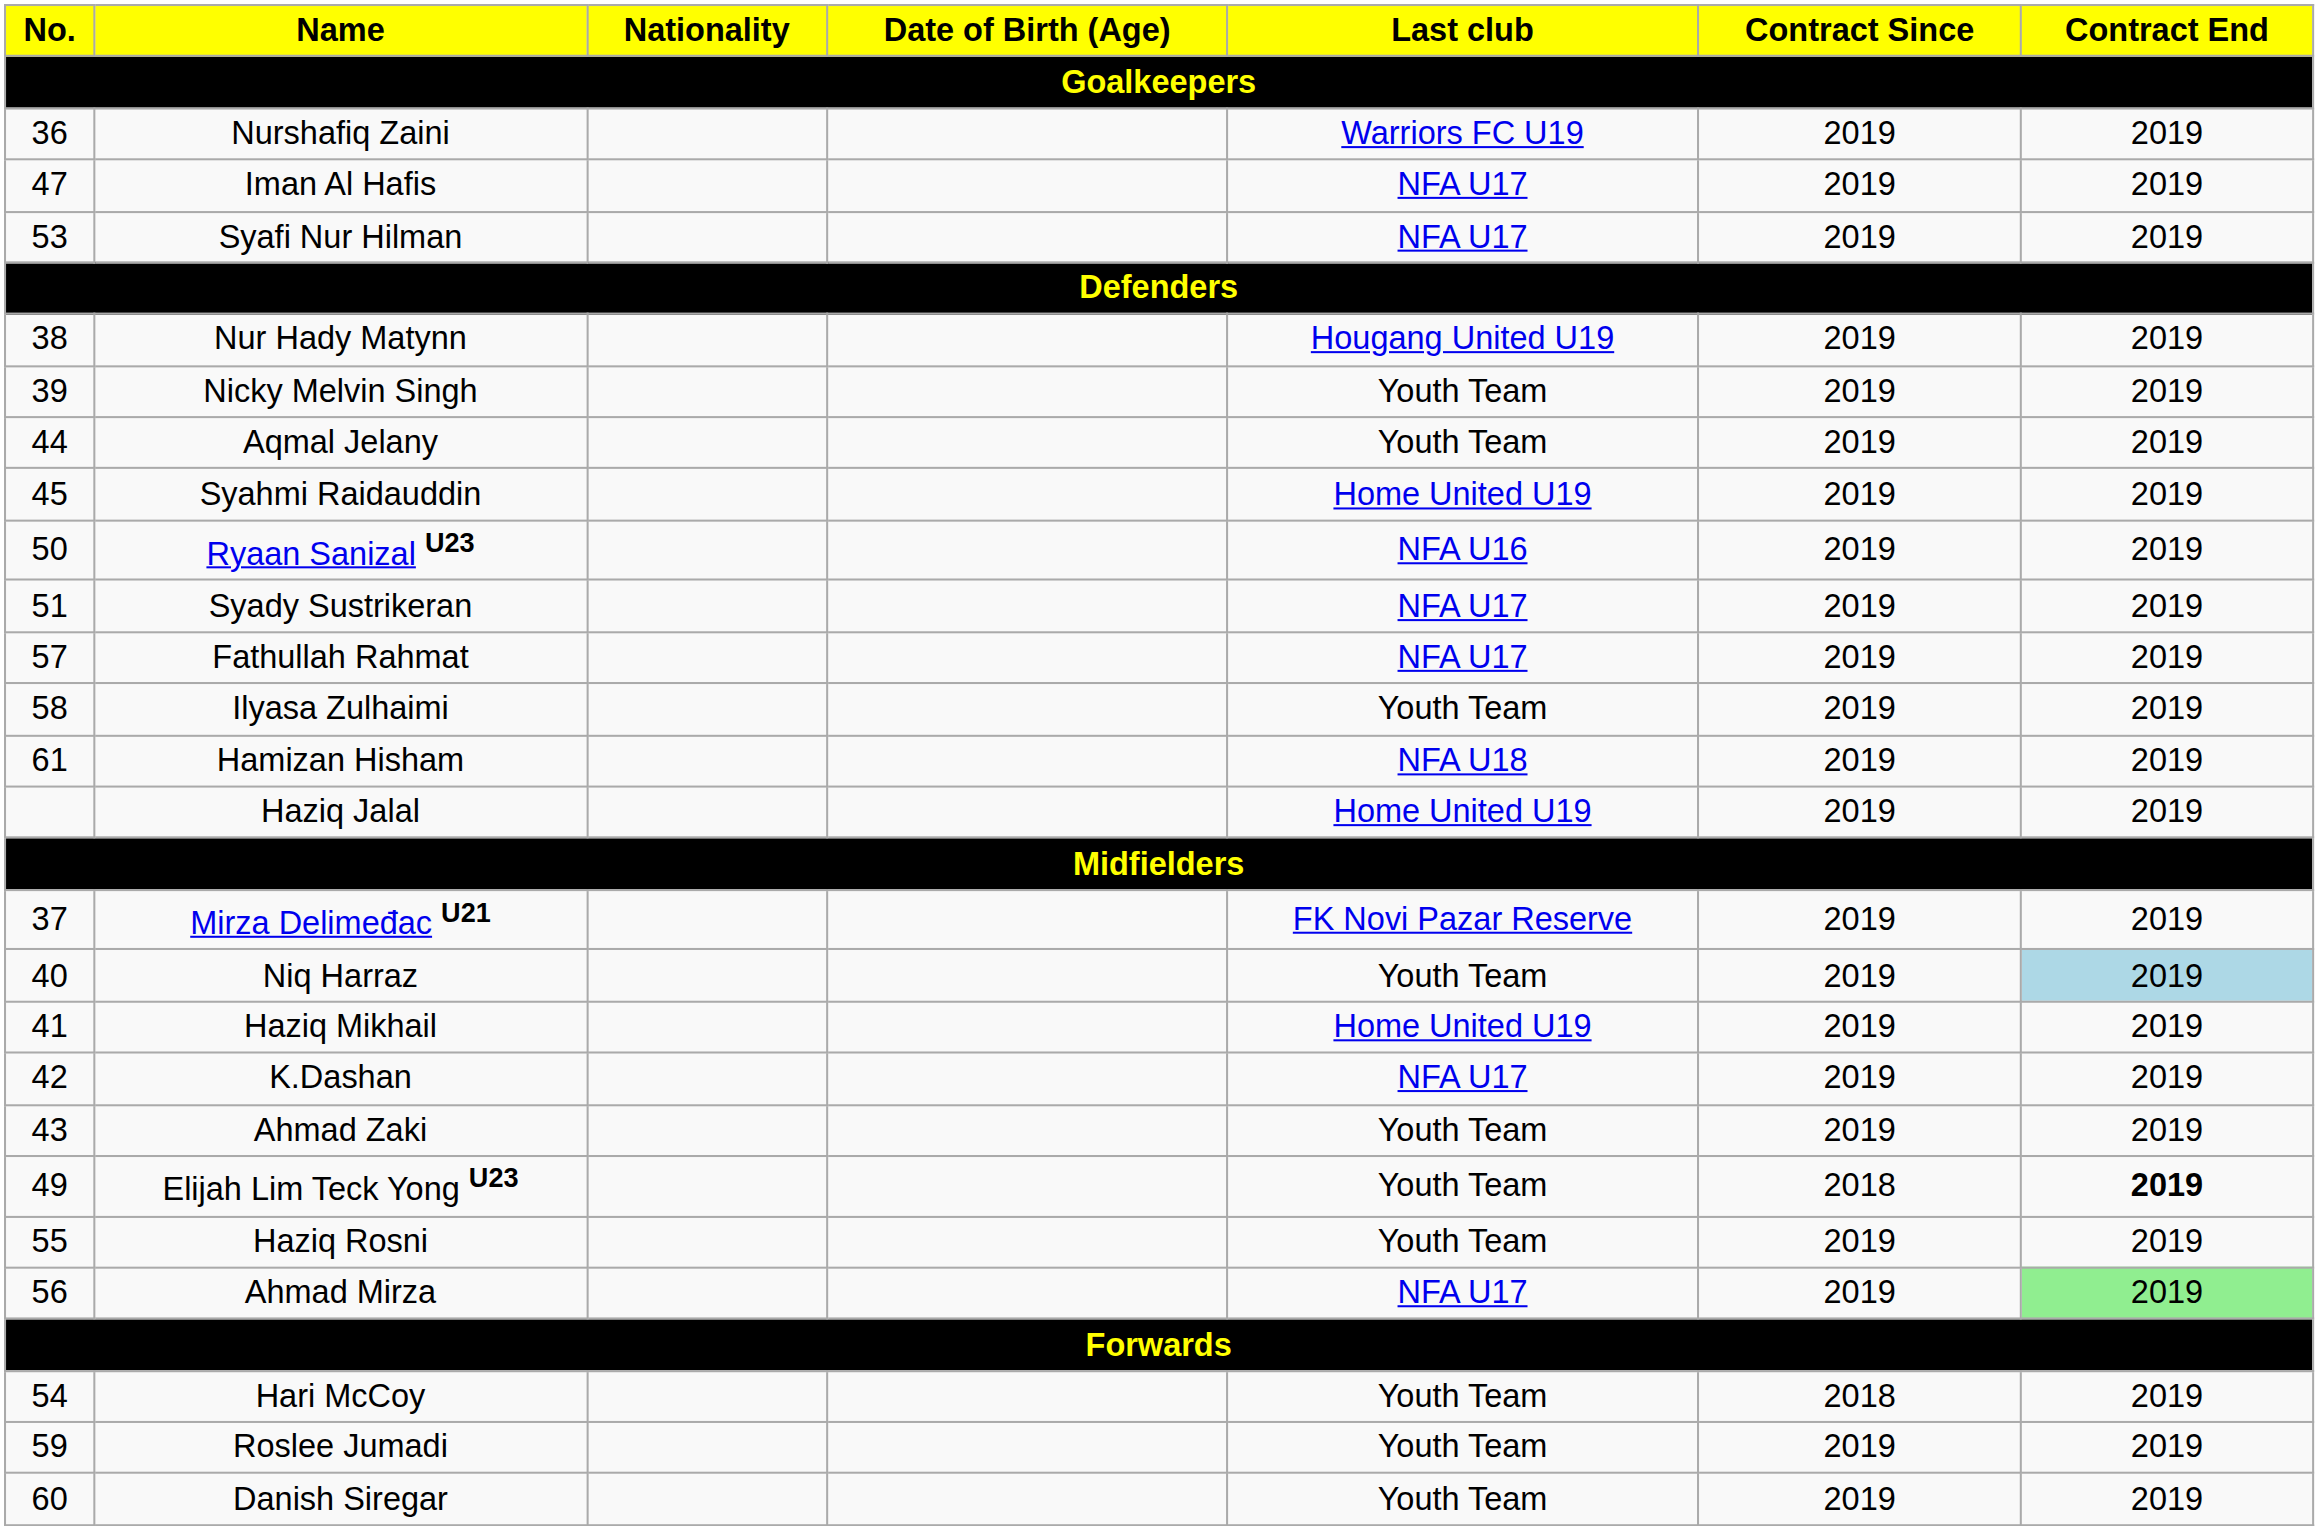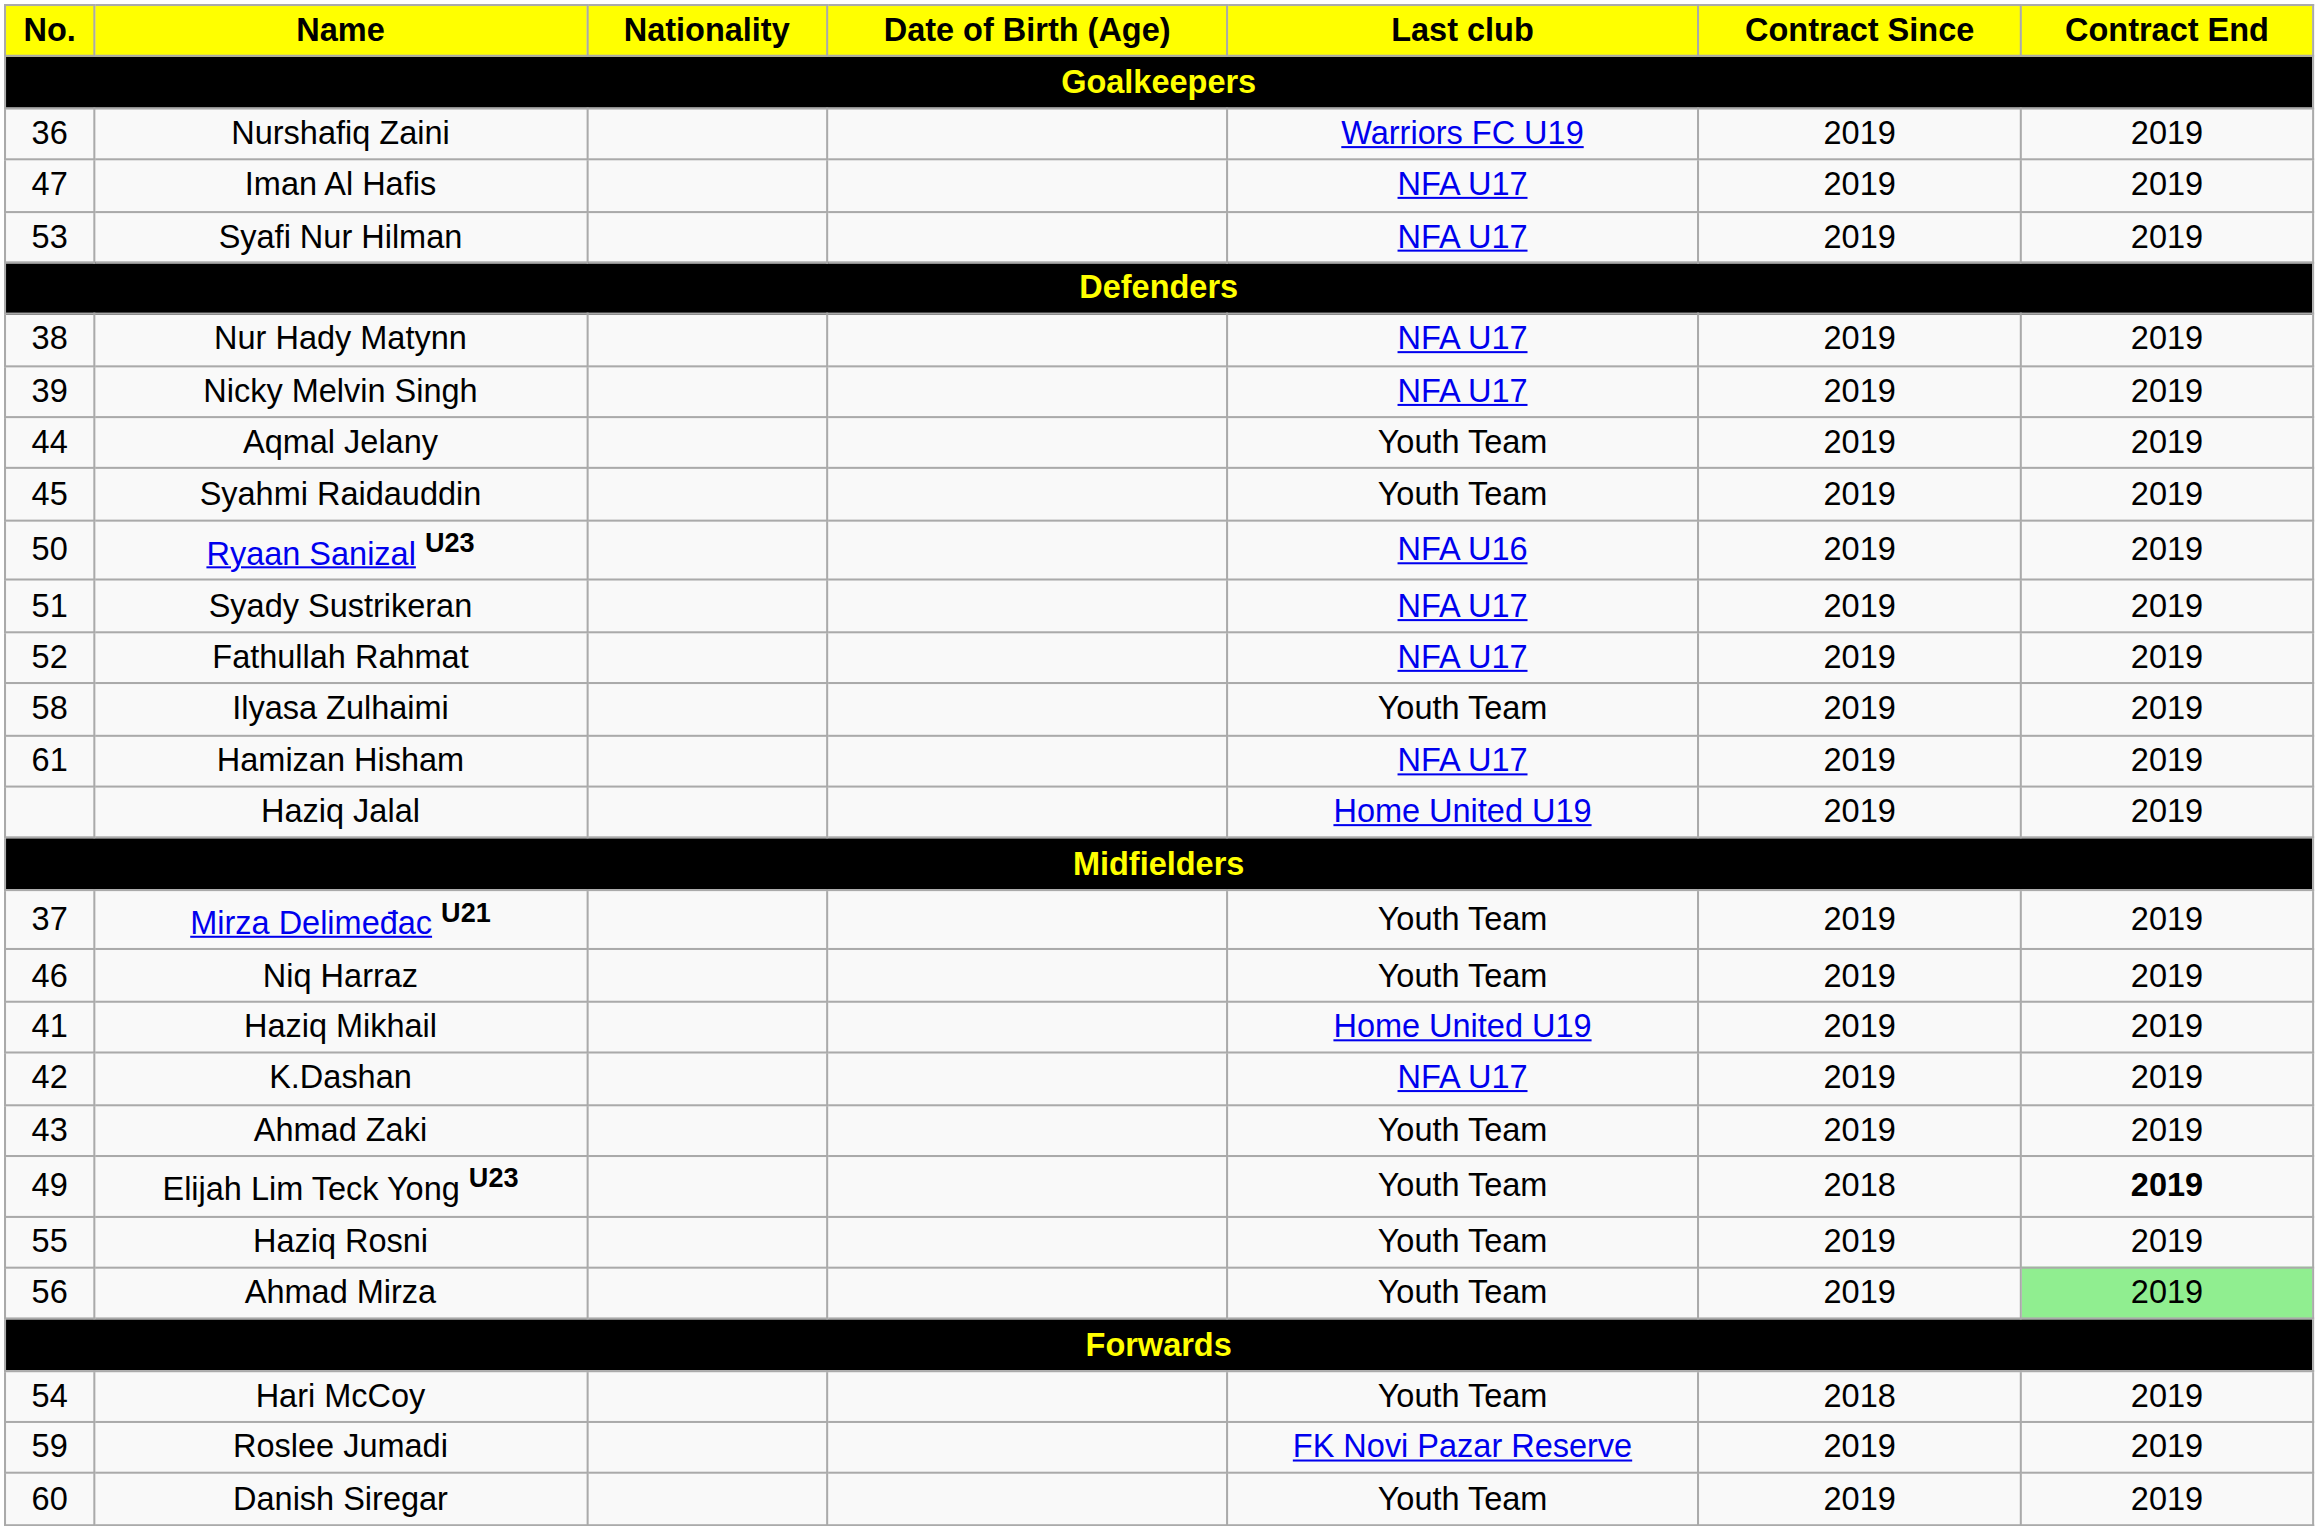(1463, 339) Hougang United U19 -> (1463, 339) NFA U17
(1463, 390) Youth Team -> (1463, 390) NFA U17
(1463, 493) Home United U19 -> (1463, 493) Youth Team
(50, 657) 57 -> (50, 657) 52
(1463, 760) NFA U18 -> (1463, 760) NFA U17
(1463, 919) FK Novi Pazar Reserve -> (1463, 919) Youth Team
(50, 975) 40 -> (50, 975) 46
(2167, 975) lightblue background -> (2167, 975) no background
(1463, 1292) NFA U17 -> (1463, 1292) Youth Team
(1463, 1447) Youth Team -> (1463, 1447) FK Novi Pazar Reserve
